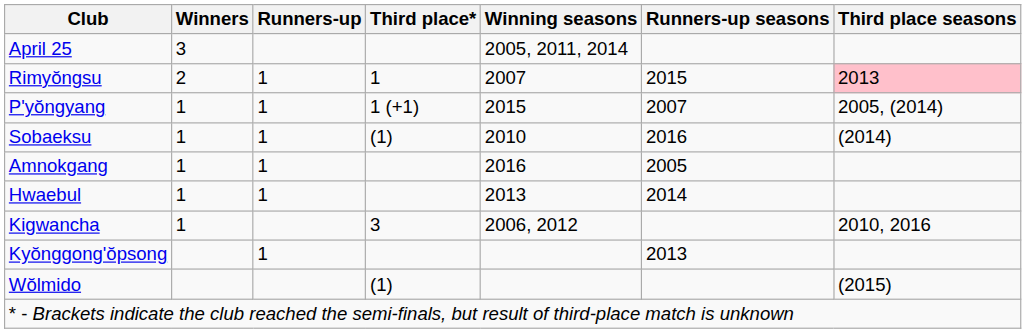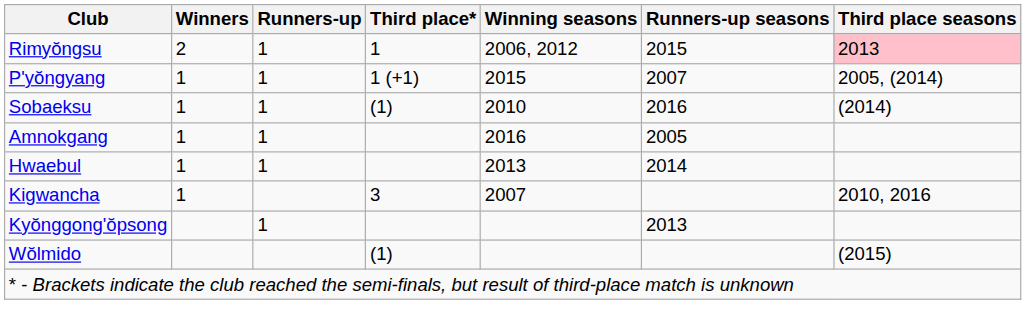- row: (40, 48)
(506, 78) 2007 -> (531, 48) 2006, 2012
(531, 225) 2006, 2012 -> (506, 195) 2007
